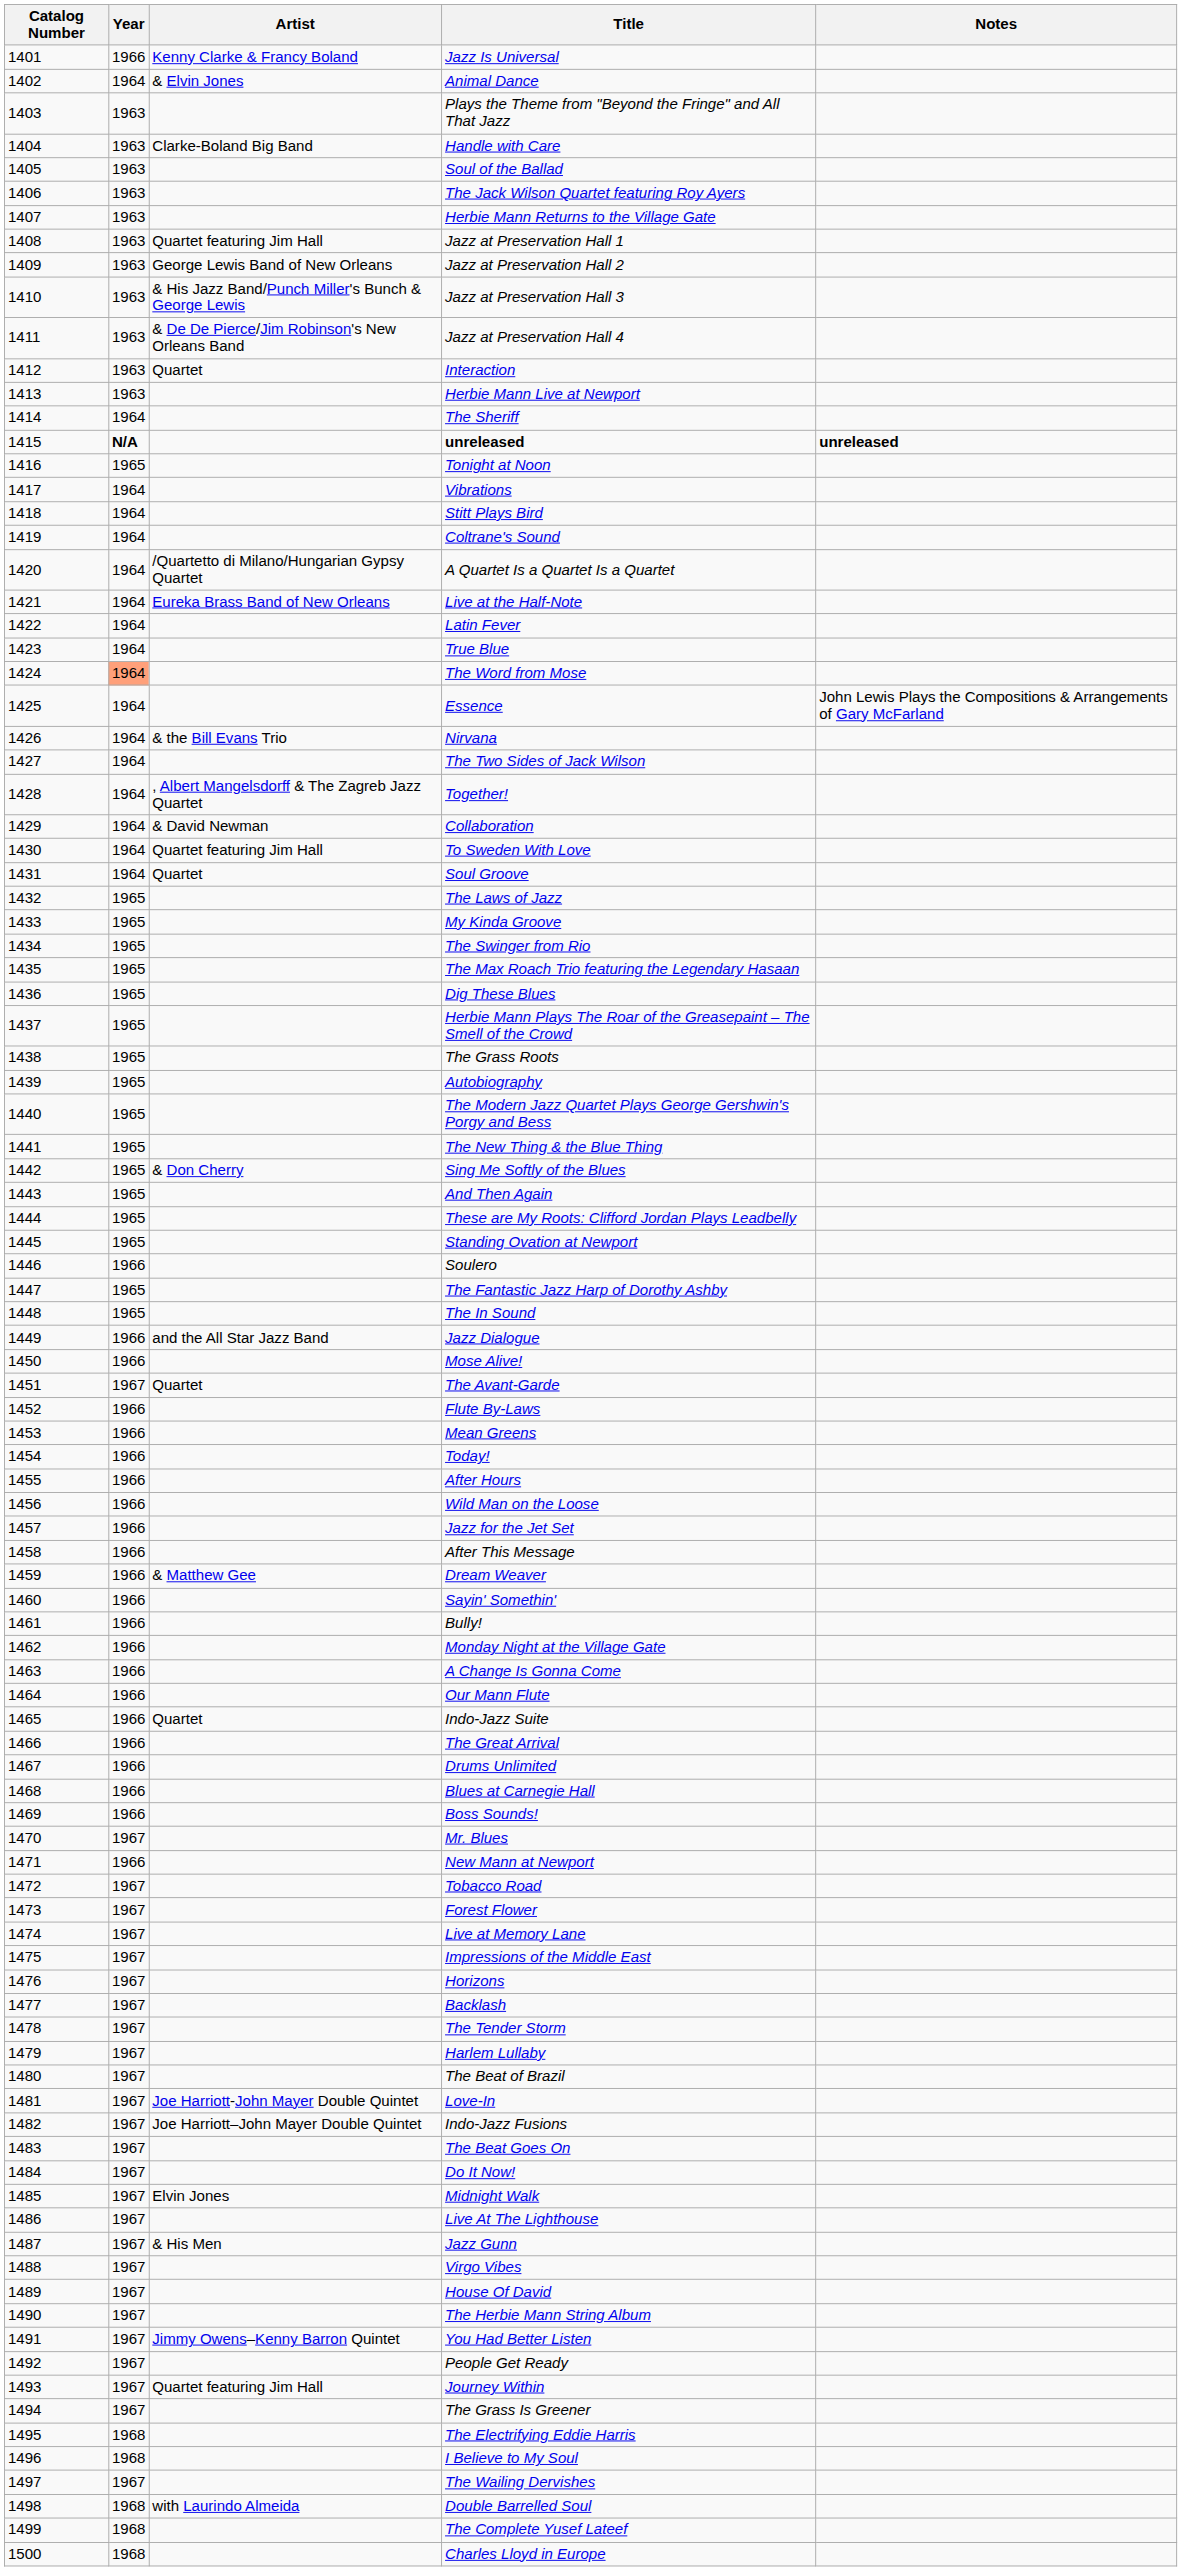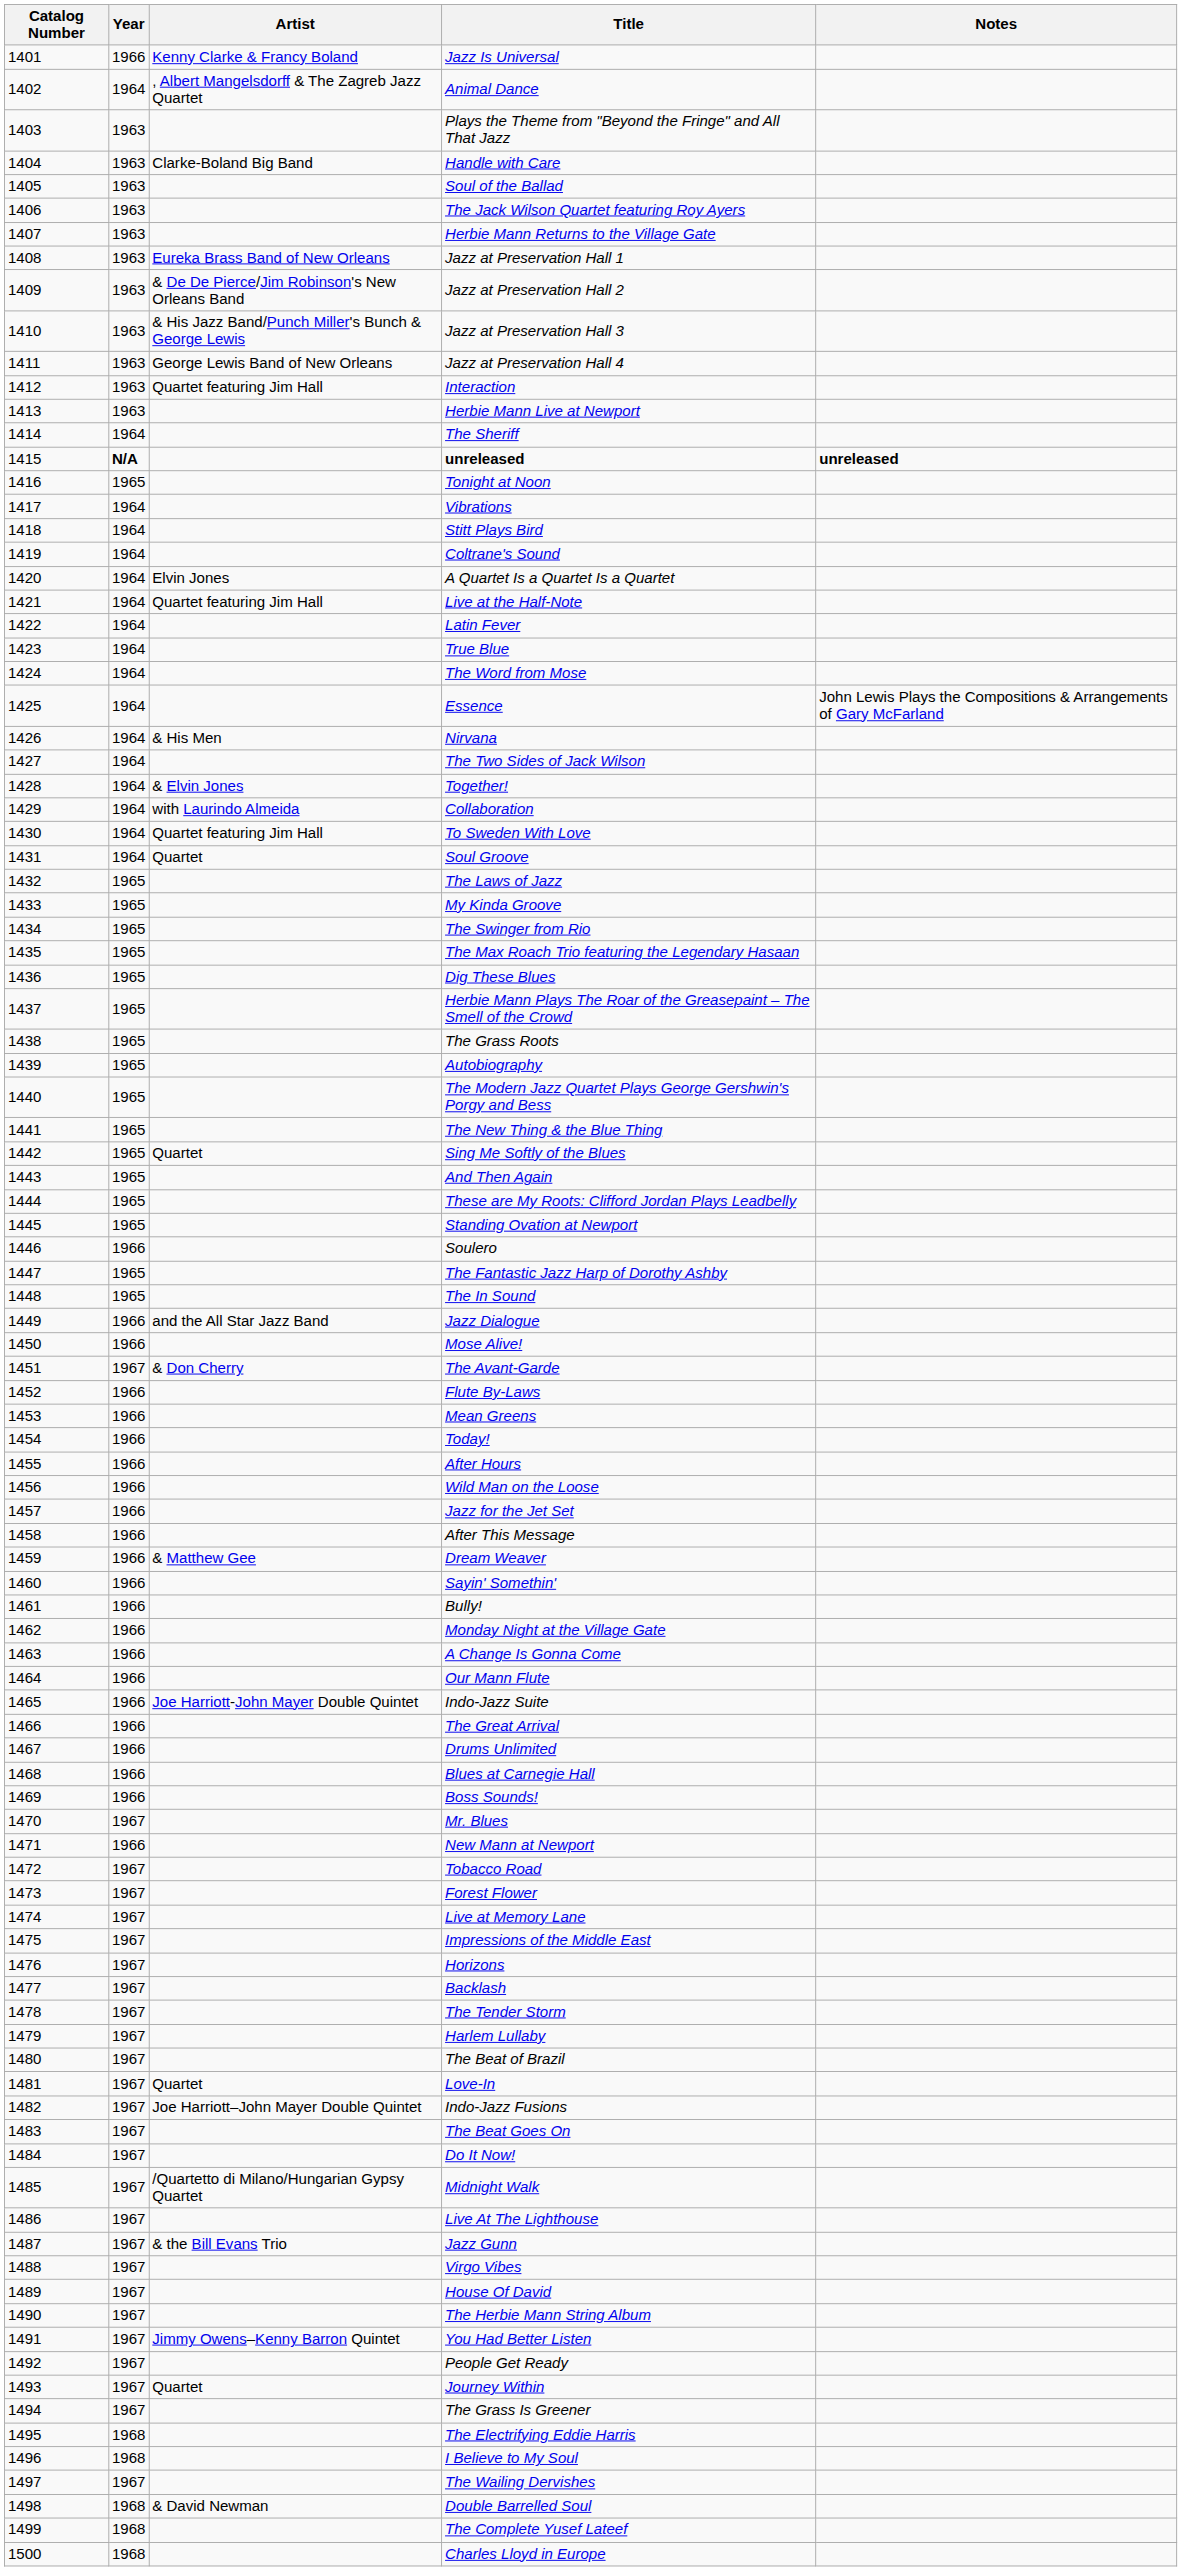(198, 81) & Elvin Jones -> (287, 89) , Albert Mangelsdorff & The Zagreb Jazz Quartet
(238, 241) Quartet featuring Jim Hall -> (271, 258) Eureka Brass Band of New Orleans
(272, 264) George Lewis Band of New Orleans -> (274, 290) & De De Pierce/Jim Robinson's New Orleans Band
(274, 338) & De De Pierce/Jim Robinson's New Orleans Band -> (272, 363) George Lewis Band of New Orleans
(177, 370) Quartet -> (238, 387) Quartet featuring Jim Hall
(278, 569) /Quartetto di Milano/Hungarian Gypsy Quartet -> (191, 578) Elvin Jones
(271, 601) Eureka Brass Band of New Orleans -> (238, 601) Quartet featuring Jim Hall
(129, 673) lightsalmon background -> (129, 673) no background
(220, 738) & the Bill Evans Trio -> (187, 738) & His Men
(287, 794) , Albert Mangelsdorff & The Zagreb Jazz Quartet -> (198, 785) & Elvin Jones
(210, 826) & David Newman -> (226, 809) with Laurindo Almeida
(198, 1170) & Don Cherry -> (177, 1153) Quartet
(177, 1385) Quartet -> (198, 1368) & Don Cherry
(177, 1719) Quartet -> (285, 1702) Joe Harriott-John Mayer Double Quintet
(285, 2100) Joe Harriott-John Mayer Double Quintet -> (177, 2083) Quartet
(191, 2196) Elvin Jones -> (278, 2187) /Quartetto di Milano/Hungarian Gypsy Quartet
(187, 2243) & His Men -> (220, 2243) & the Bill Evans Trio
(238, 2386) Quartet featuring Jim Hall -> (177, 2386) Quartet
(226, 2506) with Laurindo Almeida -> (210, 2506) & David Newman
